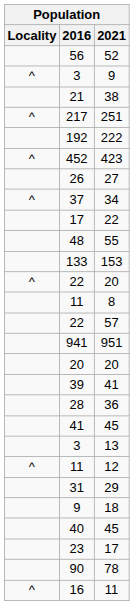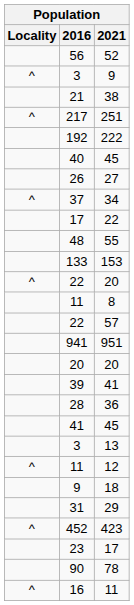rows swapped: (77, 158) <-> (77, 528)
rows swapped: (77, 487) <-> (77, 508)
